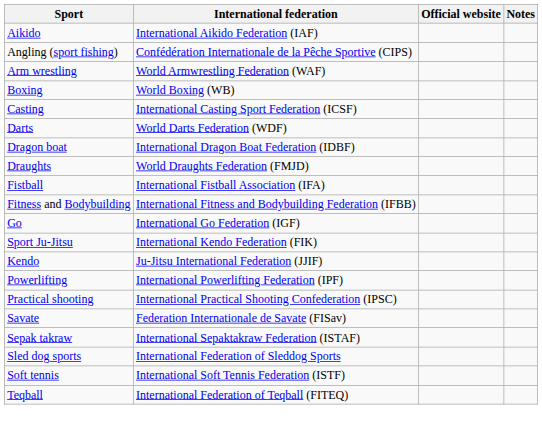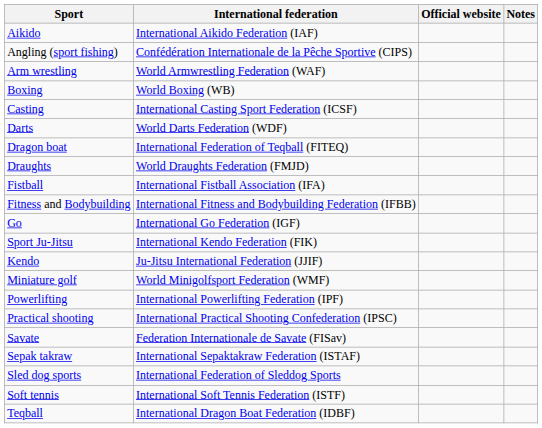(245, 147) International Dragon Boat Federation (IDBF) -> (242, 147) International Federation of Teqball (FITEQ)
+ row: (42, 280)
(242, 394) International Federation of Teqball (FITEQ) -> (245, 413) International Dragon Boat Federation (IDBF)
